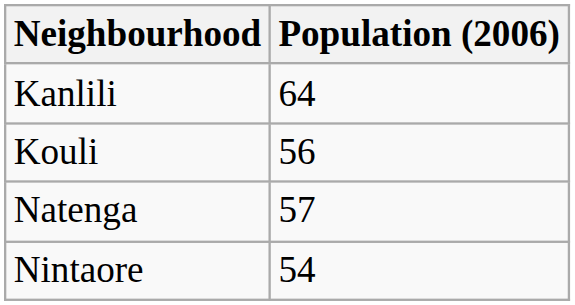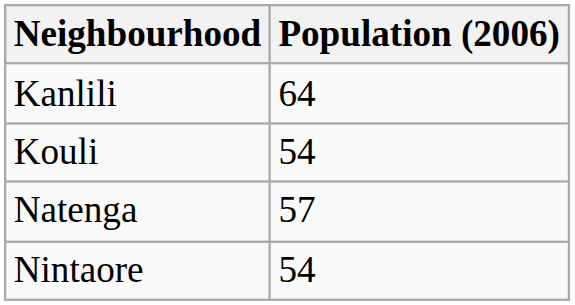(297, 151) 56 -> (297, 151) 54
